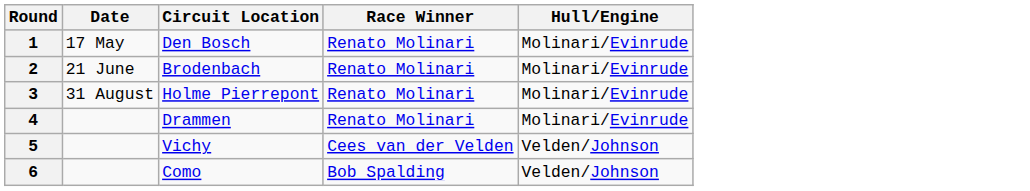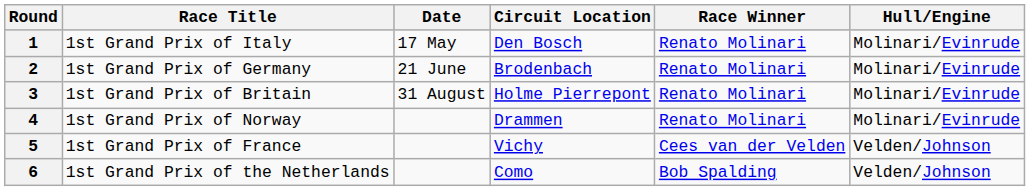+ column: (228, 18)
